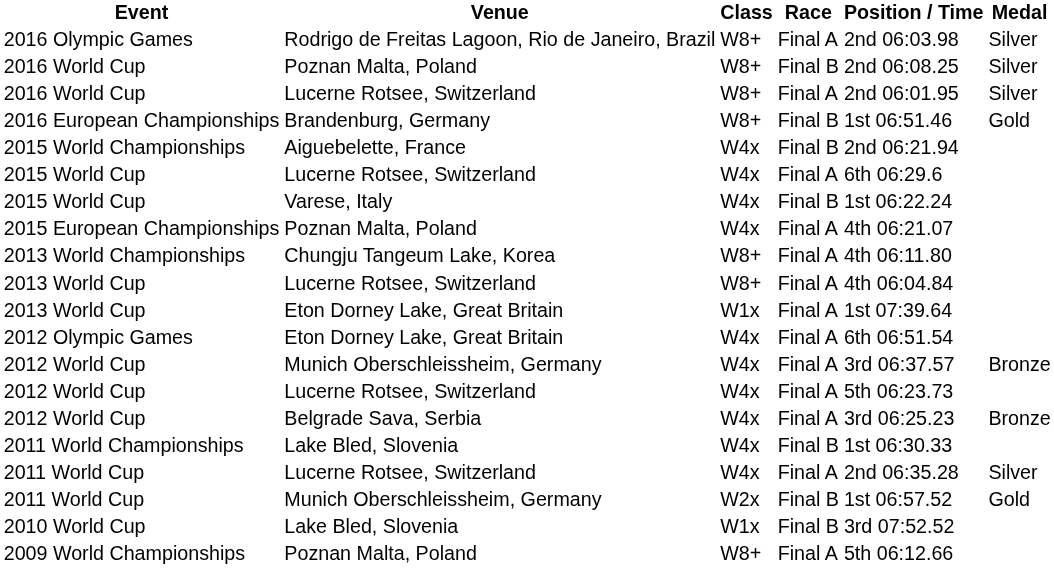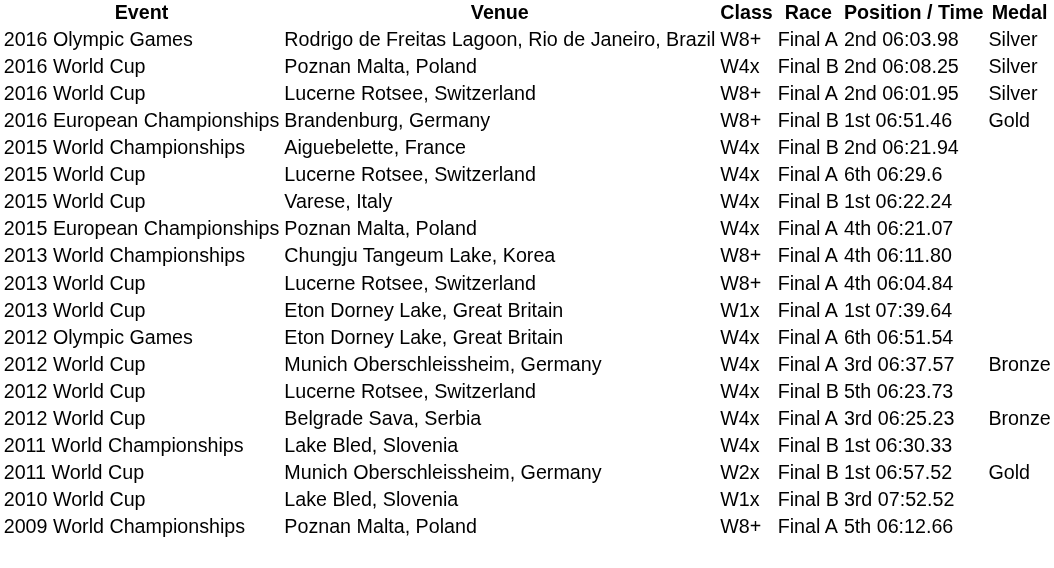(741, 66) W8+ -> (740, 66) W4x
(808, 391) Final A -> (808, 391) Final B
- row: (74, 472)
